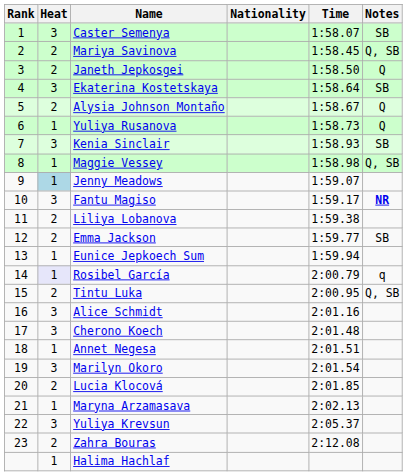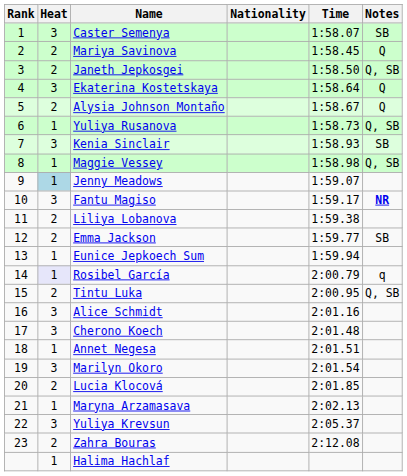(382, 51) Q, SB -> (382, 51) Q
(382, 70) Q -> (382, 70) Q, SB
(382, 88) SB -> (382, 88) Q
(382, 126) Q -> (382, 126) Q, SB
